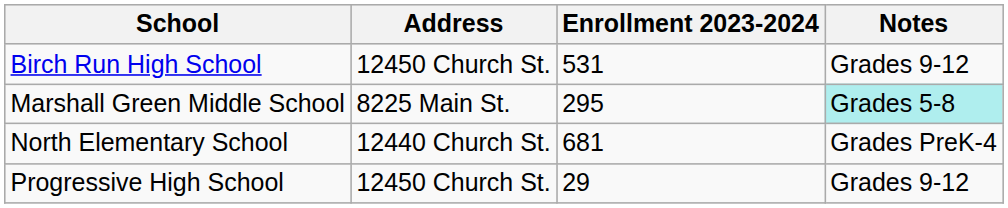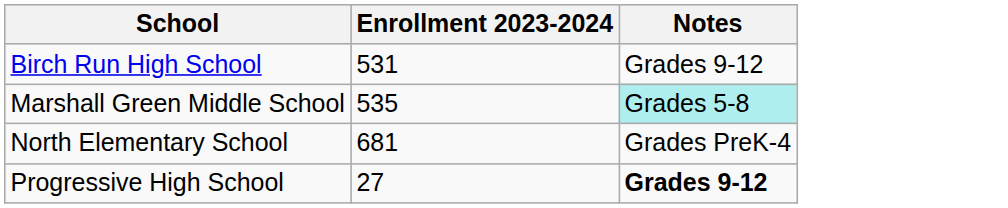- column: (454, 24)
(583, 103) 295 -> (377, 103) 535
(576, 182) 29 -> (370, 182) 27
(900, 182) normal -> (696, 182) bold
